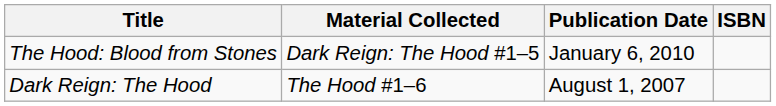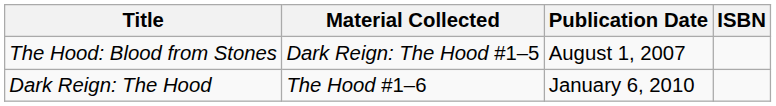(622, 52) January 6, 2010 -> (617, 52) August 1, 2007
(617, 85) August 1, 2007 -> (622, 85) January 6, 2010
